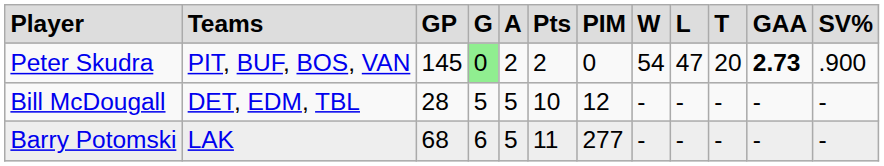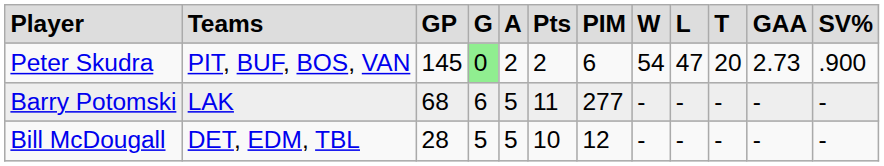(589, 62) 0 -> (589, 62) 6
(777, 62) bold -> (777, 62) normal
rows swapped: (93, 140) <-> (88, 101)
